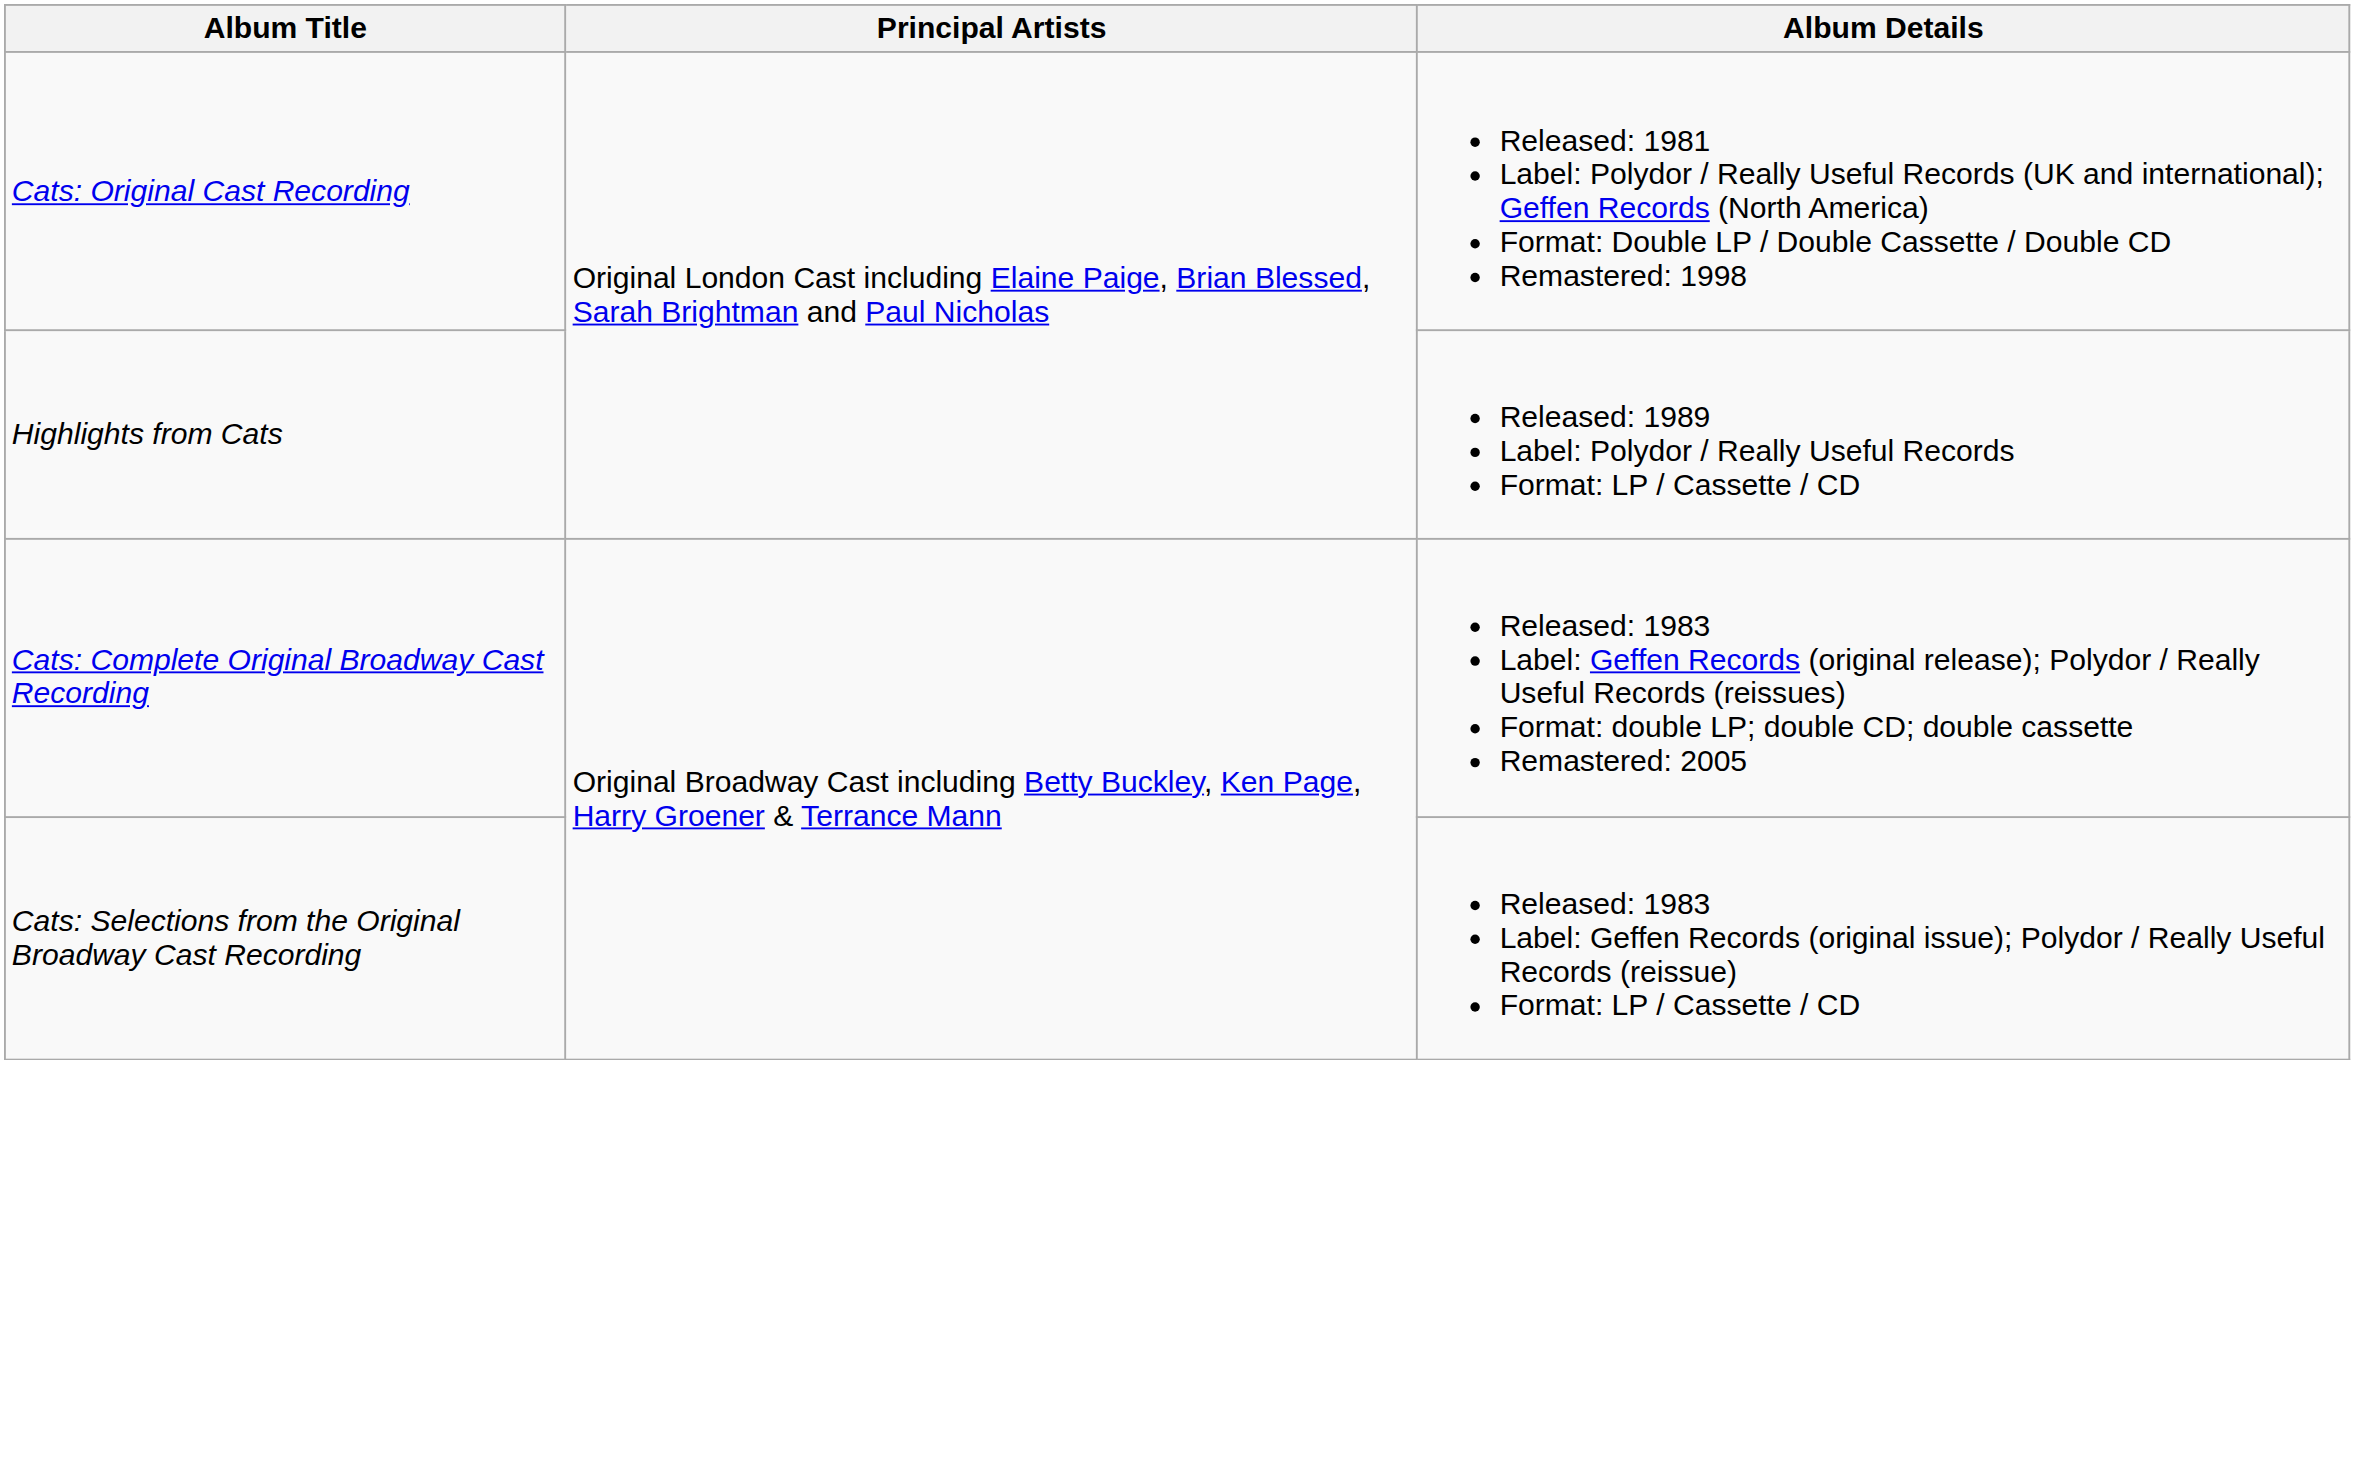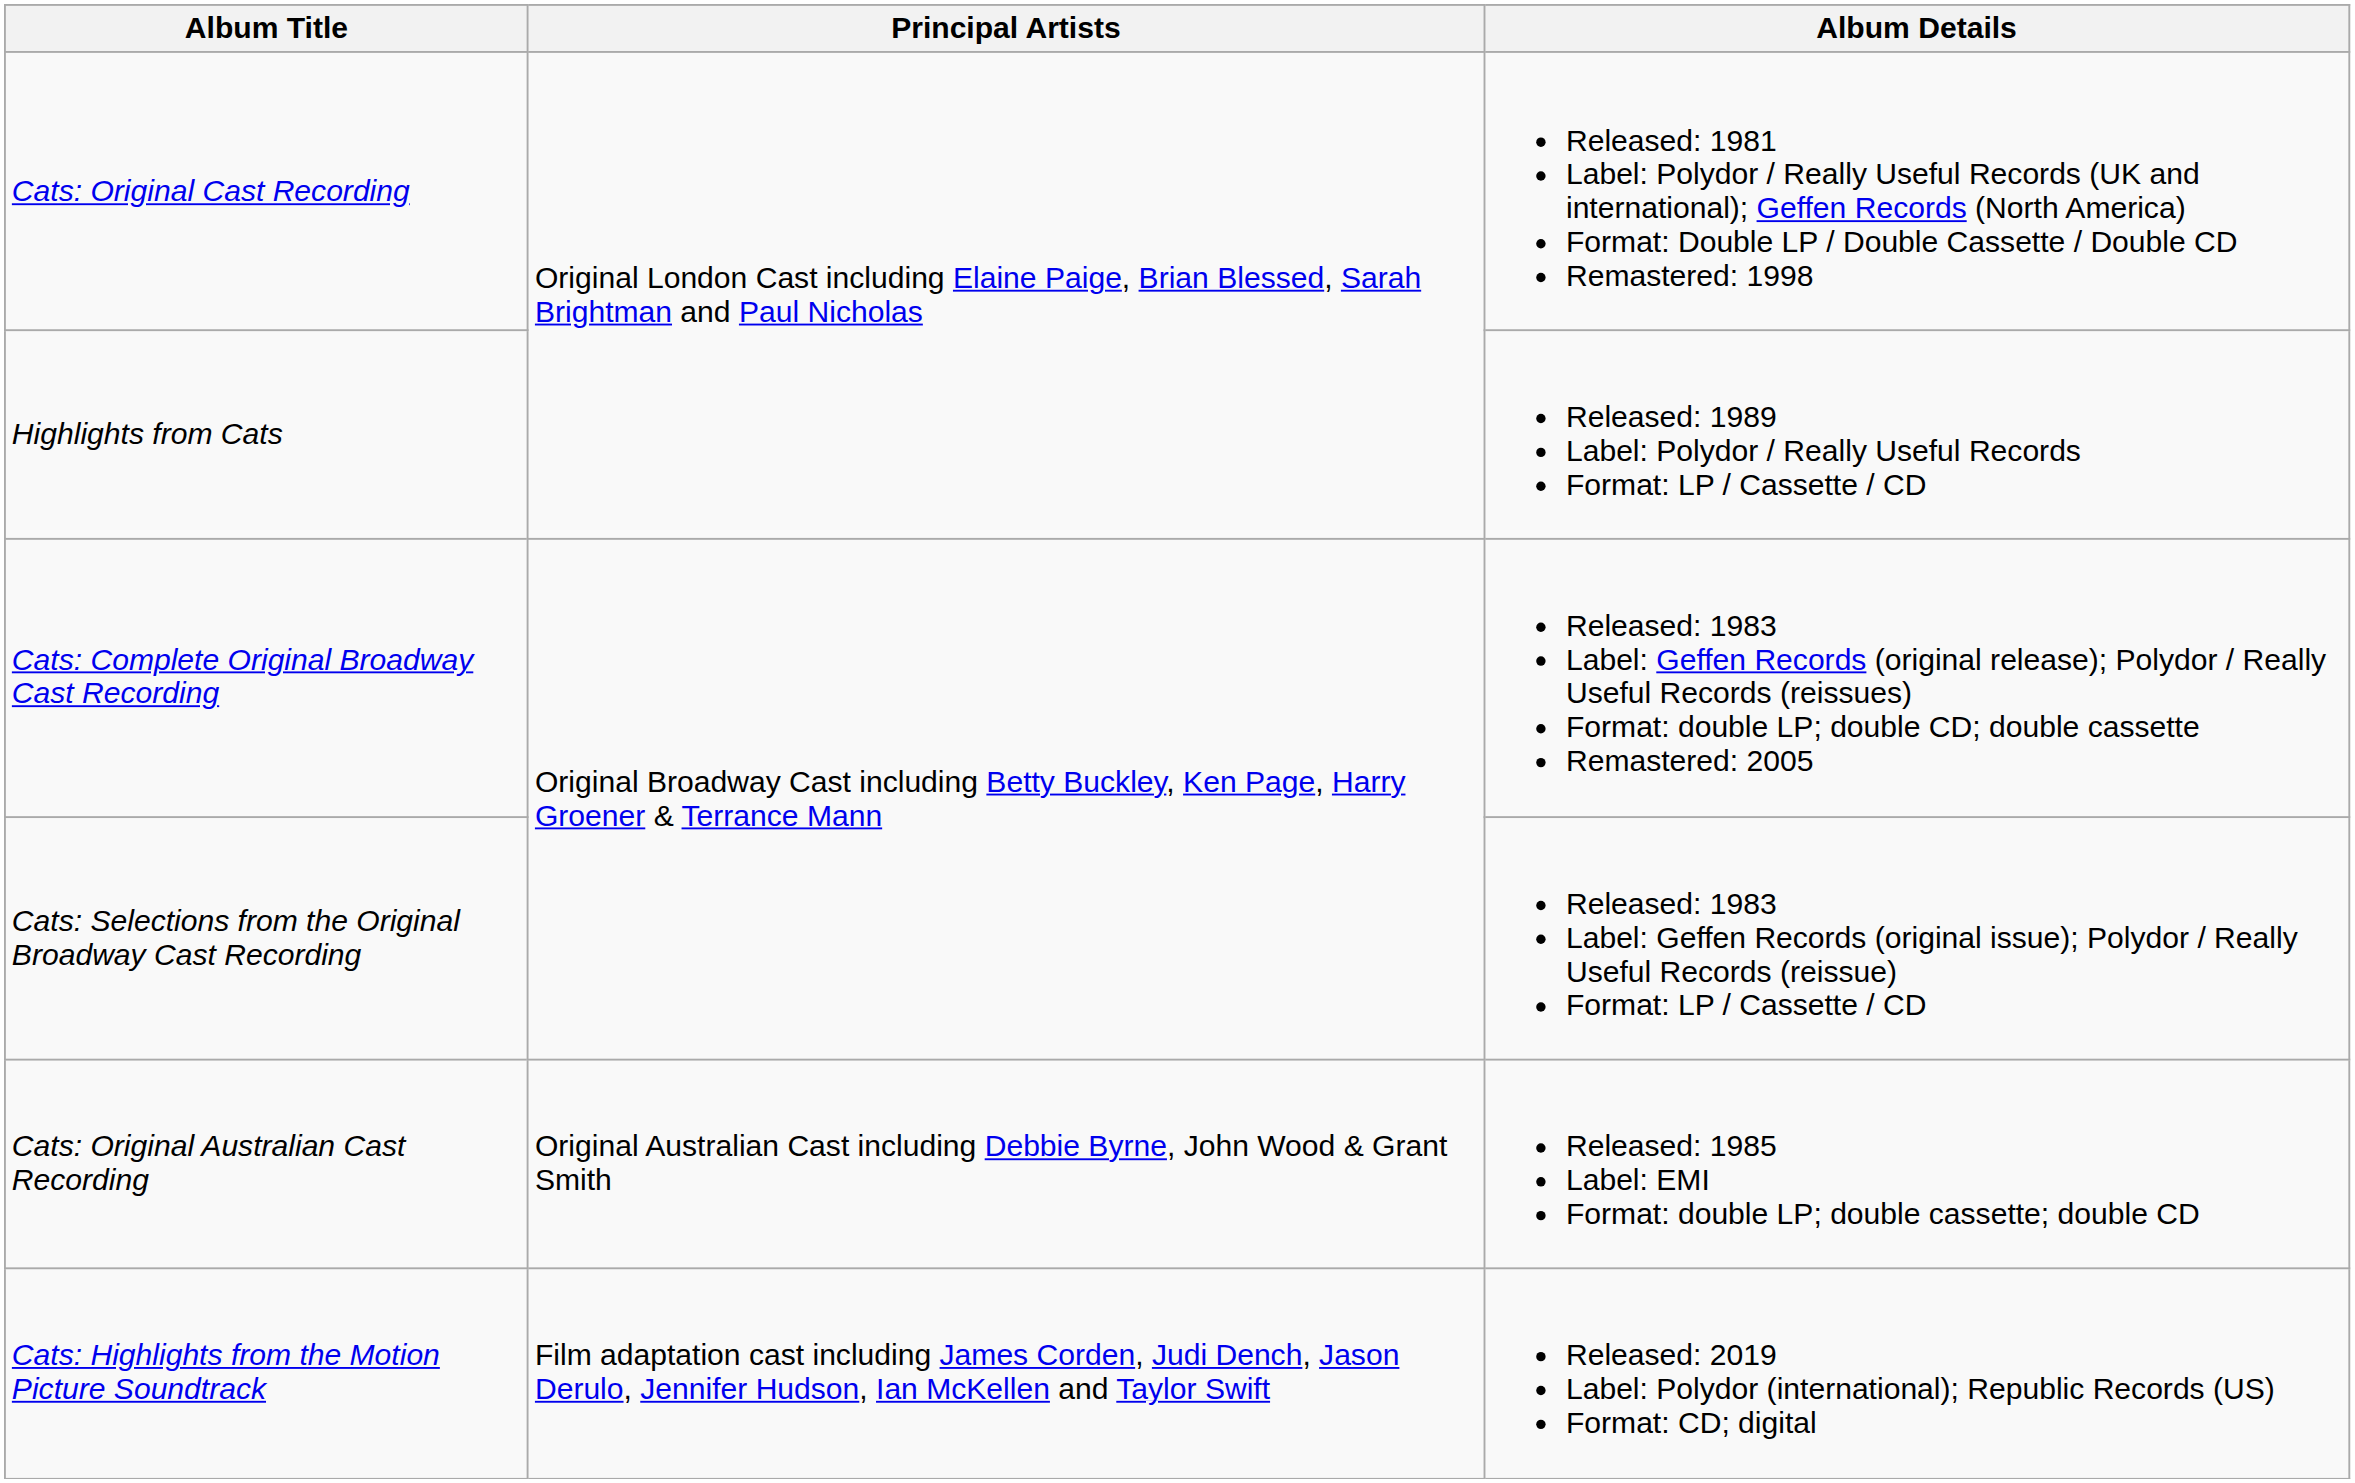+ row: (209, 1163)
+ row: (226, 1373)
